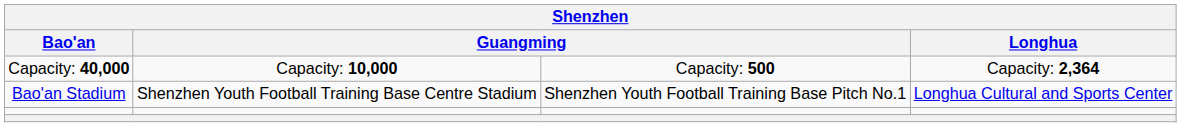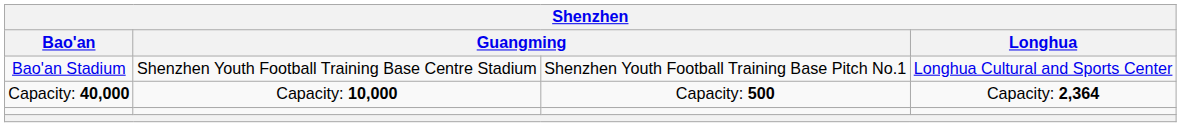rows swapped: (69, 94) <-> (69, 68)
